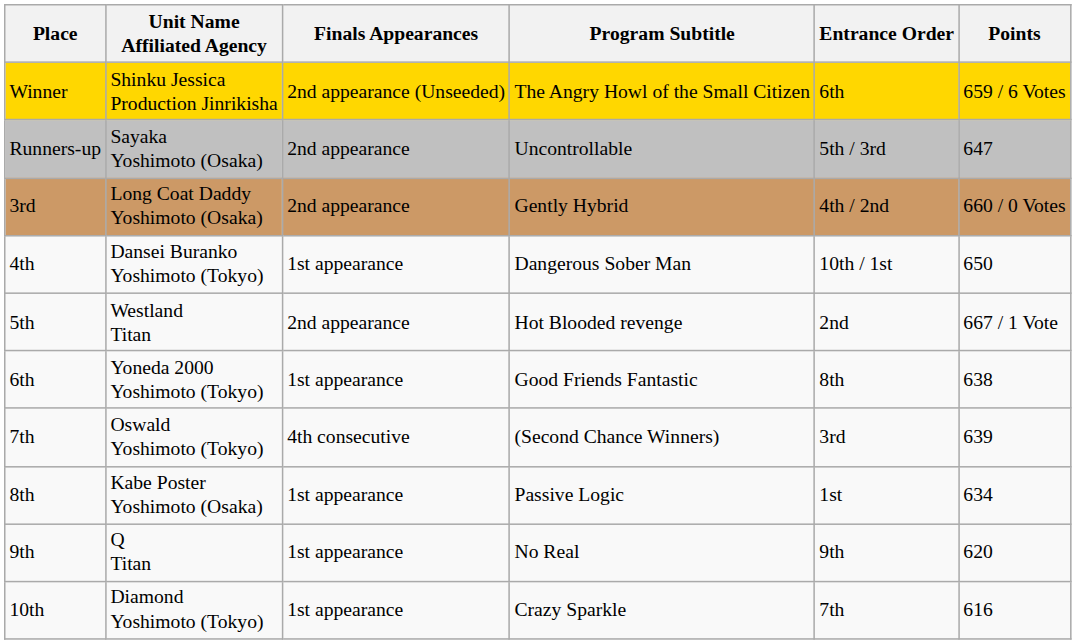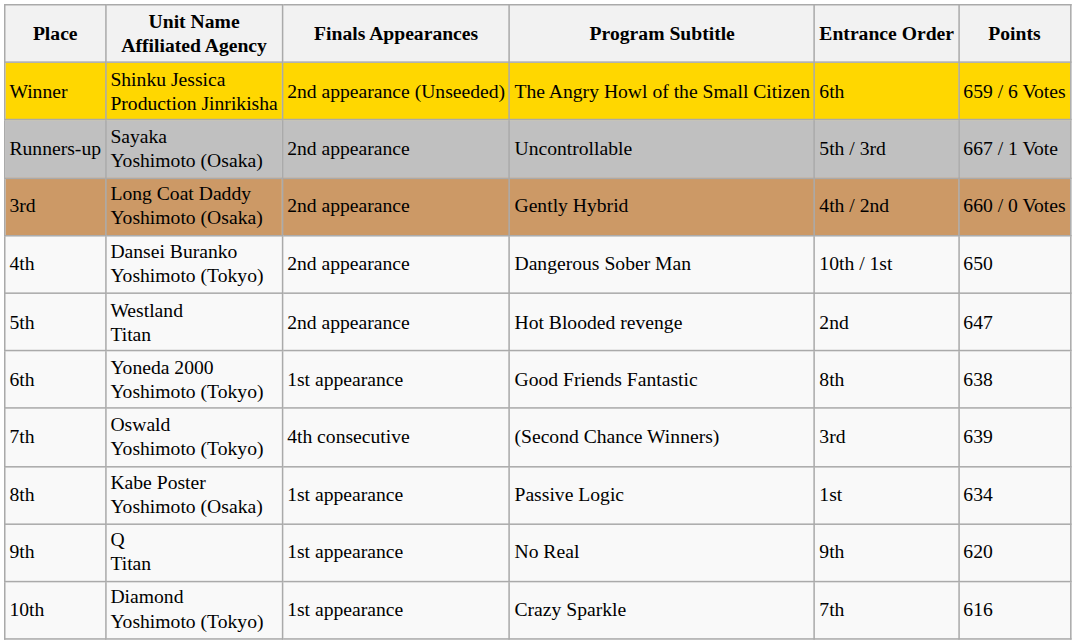(978, 148) 647 -> (1011, 148) 667 / 1 Vote
(345, 263) 1st appearance -> (348, 263) 2nd appearance
(1011, 321) 667 / 1 Vote -> (978, 321) 647
